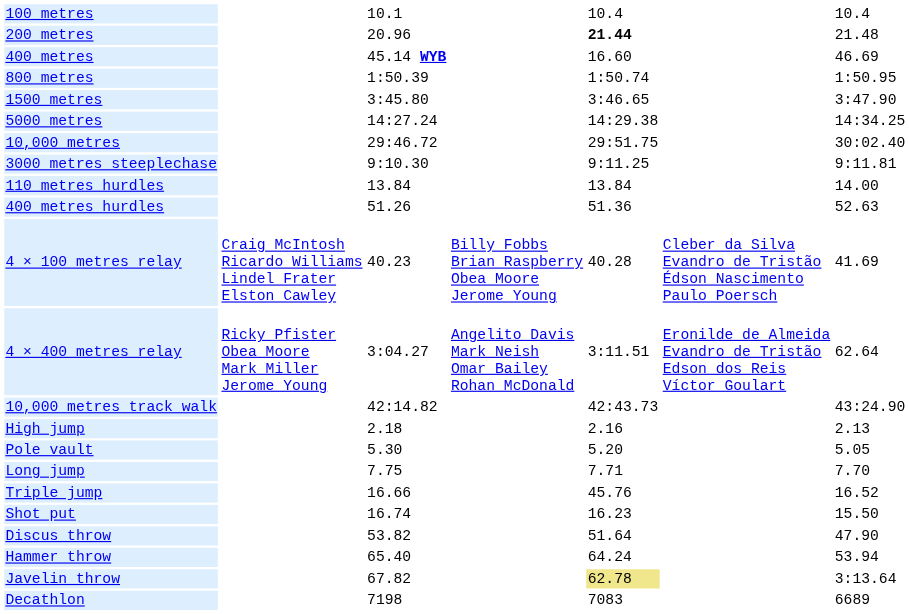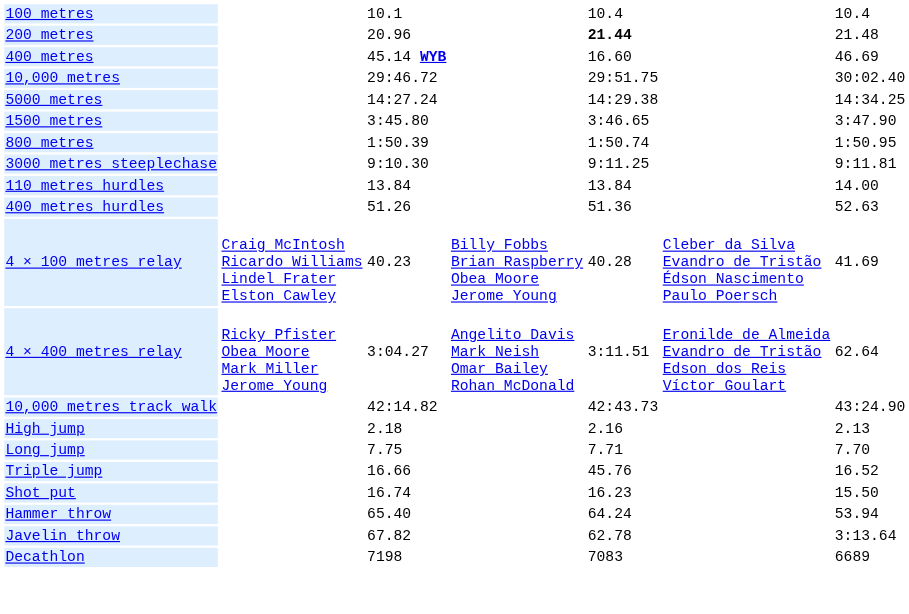rows swapped: (49, 78) <-> (63, 143)
rows swapped: (54, 100) <-> (54, 121)
- row: (49, 450)
- row: (58, 536)
(610, 579) khaki background -> (610, 536) no background
